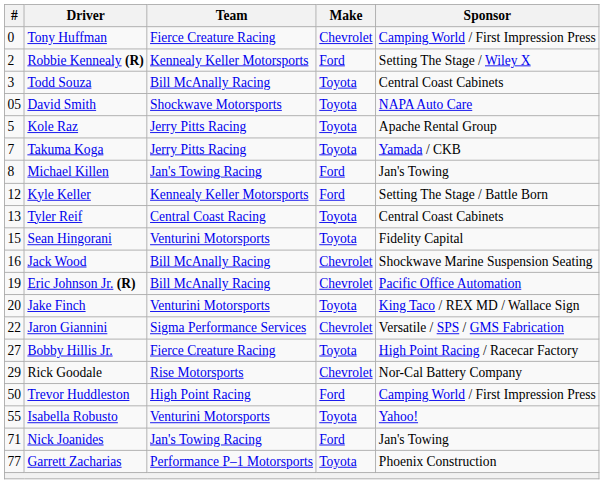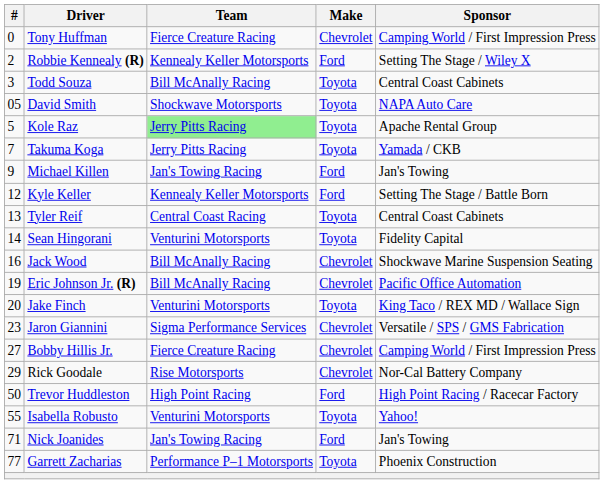(198, 127) no background -> (198, 127) lightgreen background
(11, 171) 8 -> (11, 171) 9
(14, 238) 15 -> (14, 238) 14
(14, 328) 22 -> (14, 328) 23
(338, 350) Toyota -> (346, 350) Chevrolet
(479, 350) High Point Racing / Racecar Factory -> (487, 350) Camping World / First Impression Press
(487, 395) Camping World / First Impression Press -> (479, 395) High Point Racing / Racecar Factory
